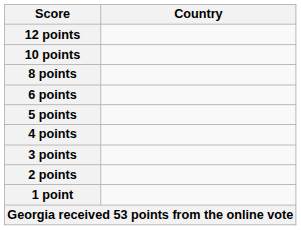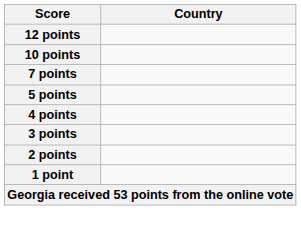- row: (53, 74)
+ row: (53, 74)
- row: (53, 94)
